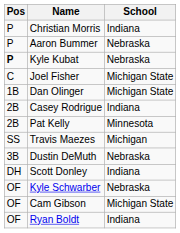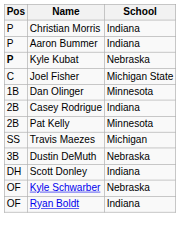(128, 44) Nebraska -> (123, 44) Indiana
(140, 92) Michigan State -> (130, 92) Minnesota
- row: (58, 204)
